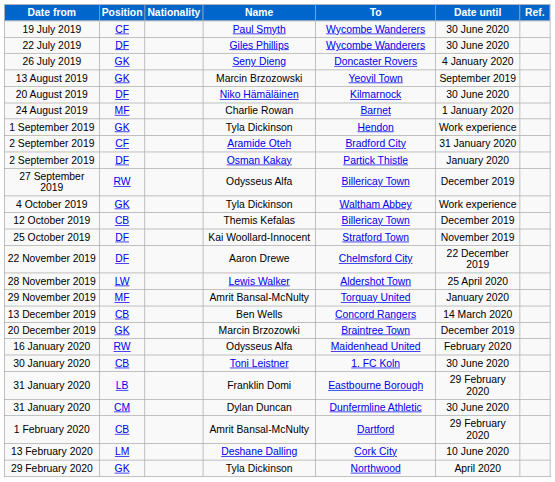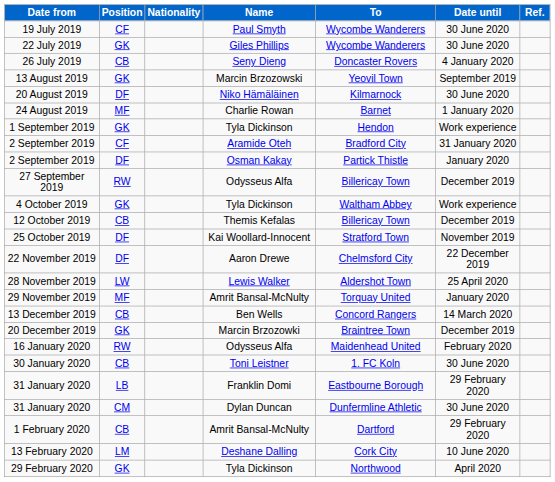(122, 46) DF -> (122, 46) GK
(122, 62) GK -> (122, 62) CB
